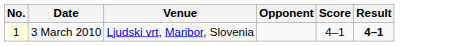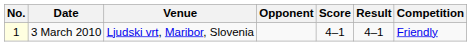+ column: (430, 13)
(374, 31) bold -> (374, 31) normal
